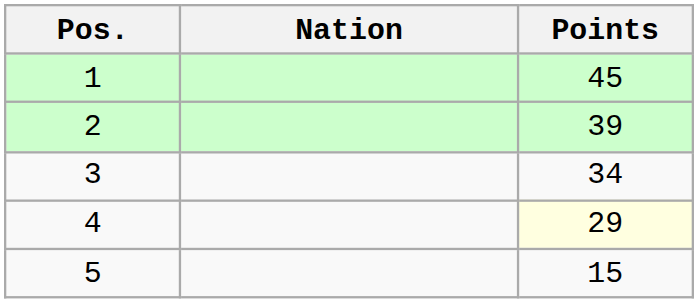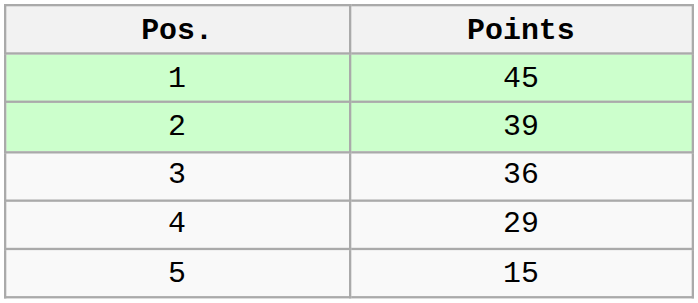- column: (349, 30)
(605, 176) 34 -> (521, 176) 36
(605, 224) lightyellow background -> (521, 224) no background
